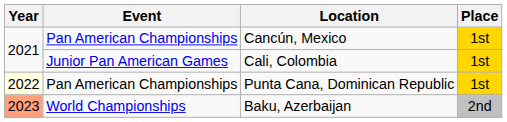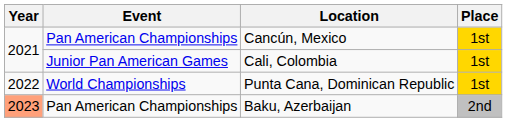(24, 84) lightyellow background -> (24, 84) no background
(142, 84) Pan American Championships -> (116, 84) World Championships
(116, 106) World Championships -> (142, 106) Pan American Championships
